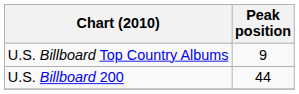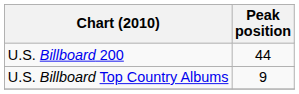rows swapped: (66, 77) <-> (118, 54)
